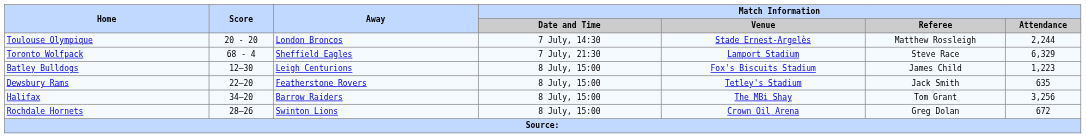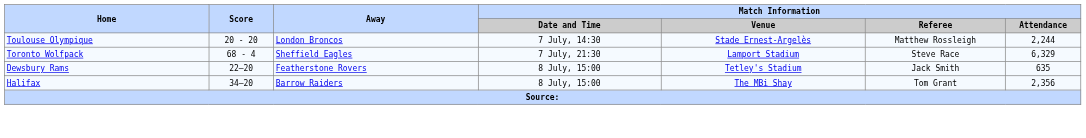- row: (43, 69)
(1043, 97) 3,256 -> (1043, 83) 2,356
- row: (45, 111)
